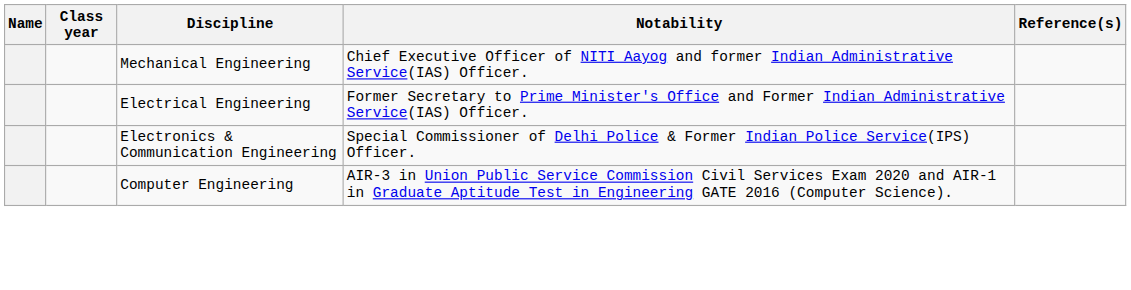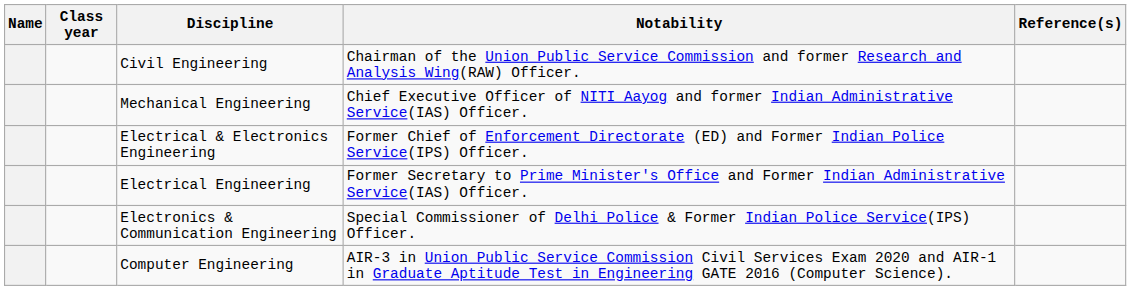+ row: (194, 65)
+ row: (224, 145)
